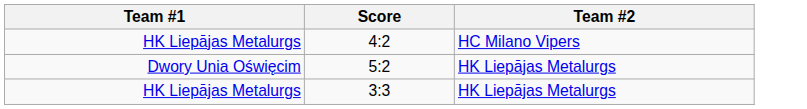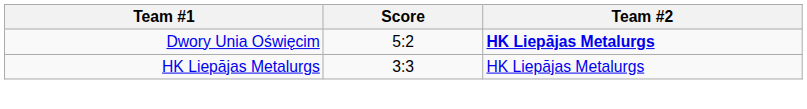- row: (379, 41)
(537, 66) normal -> (571, 41) bold
